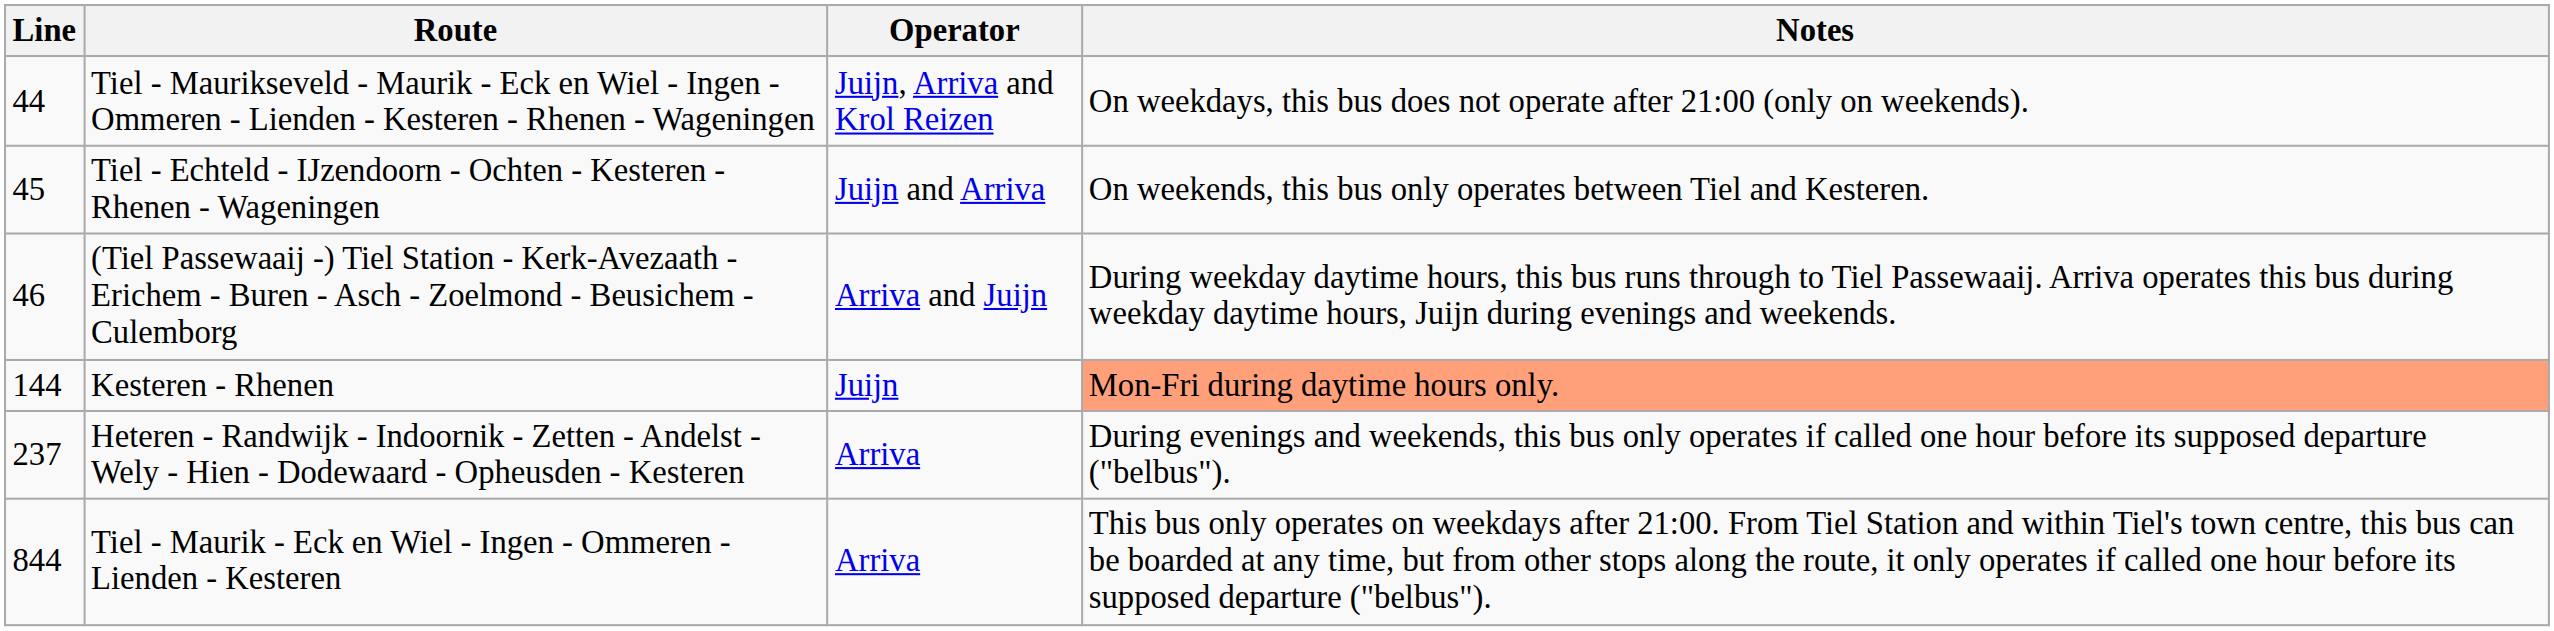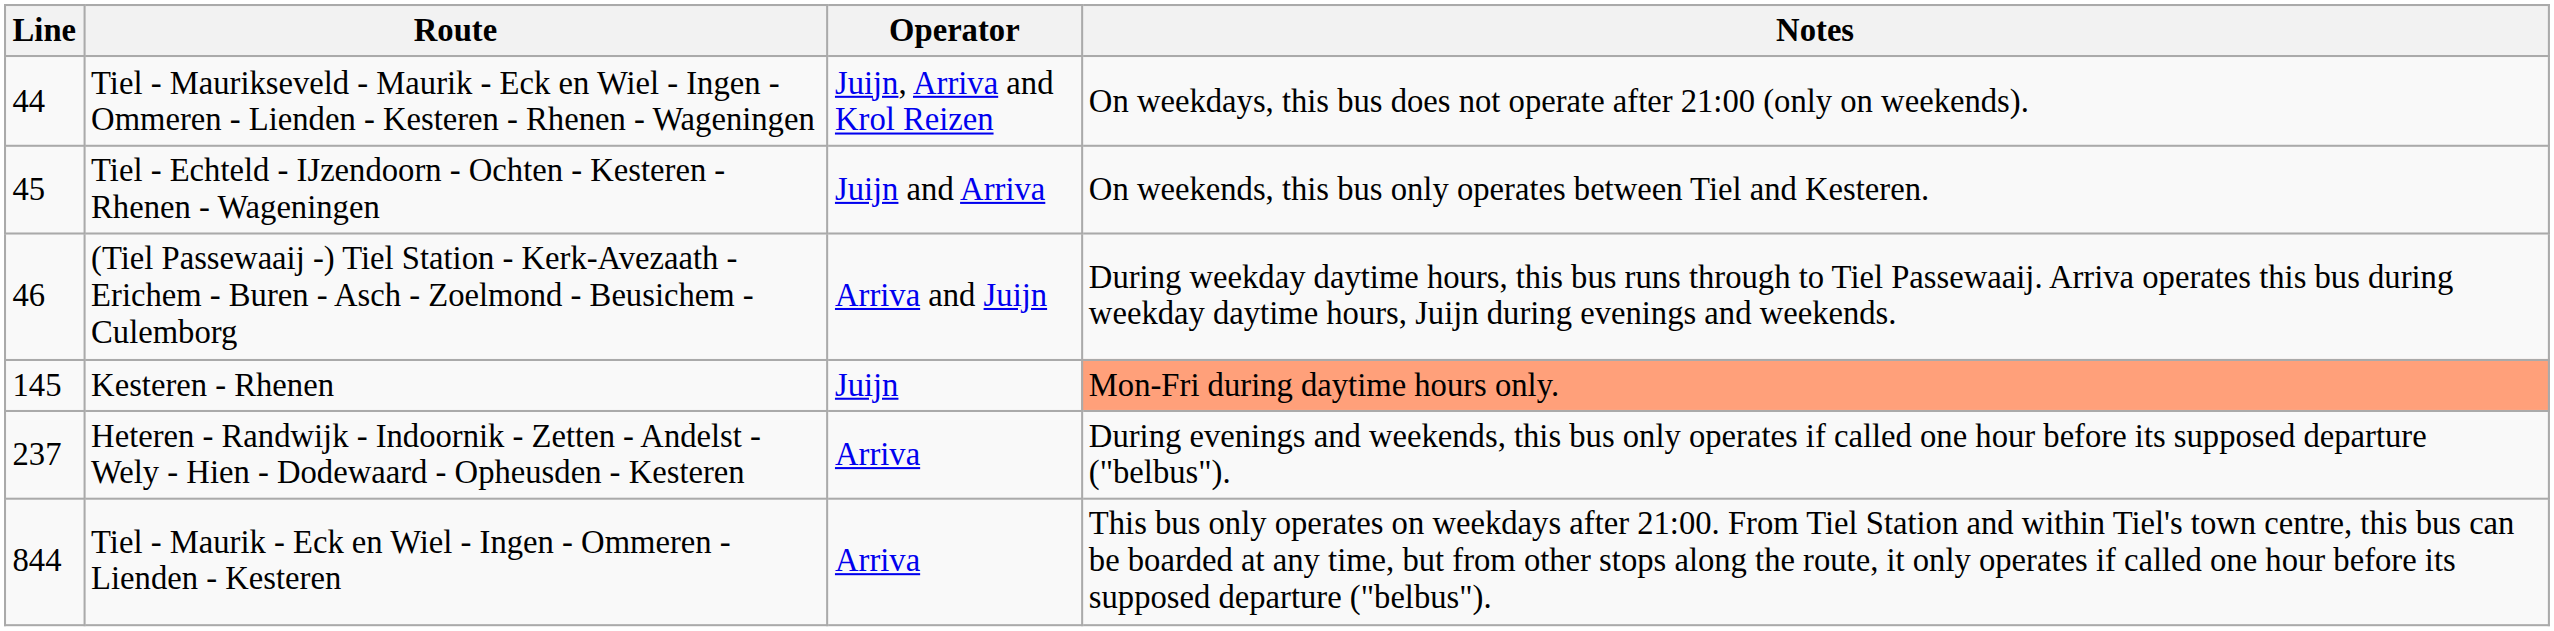(37, 384) 144 -> (37, 384) 145
